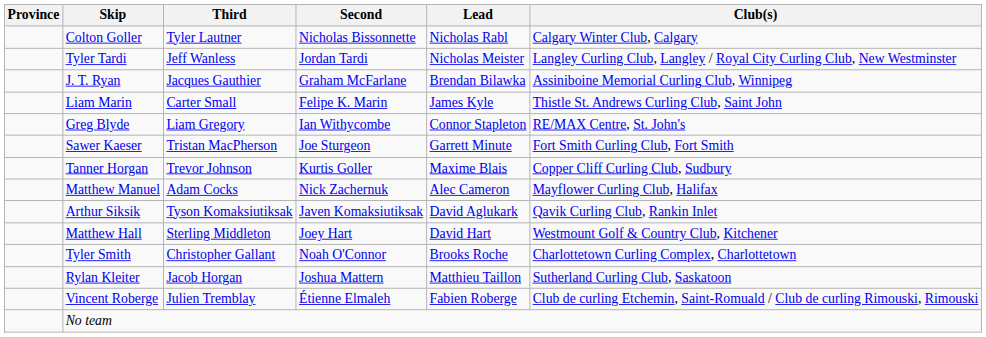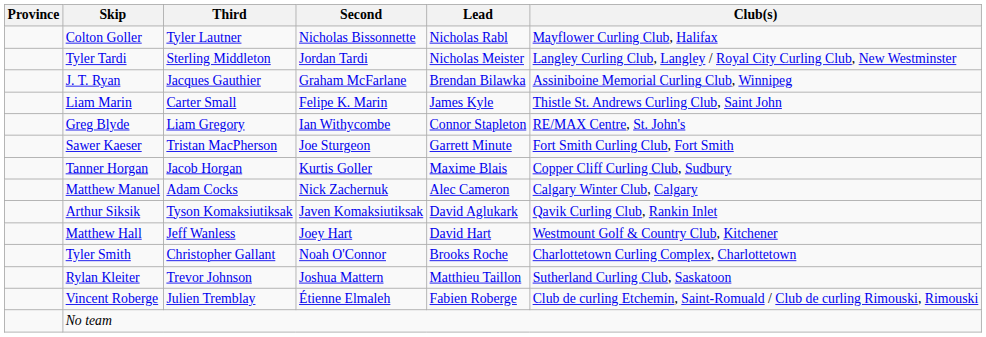(615, 37) Calgary Winter Club, Calgary -> (625, 37) Mayflower Curling Club, Halifax
(201, 59) Jeff Wanless -> (219, 59) Sterling Middleton
(209, 168) Trevor Johnson -> (204, 168) Jacob Horgan
(625, 189) Mayflower Curling Club, Halifax -> (615, 189) Calgary Winter Club, Calgary
(219, 233) Sterling Middleton -> (201, 233) Jeff Wanless
(204, 277) Jacob Horgan -> (209, 277) Trevor Johnson
